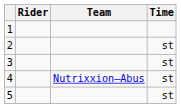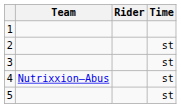columns swapped: (33, 13) <-> (99, 13)
